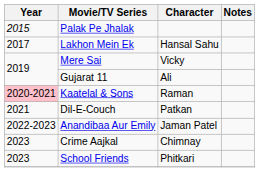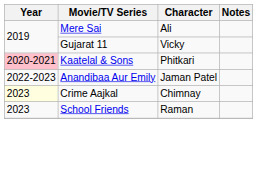- row: (97, 28)
- row: (97, 45)
(172, 61) Vicky -> (166, 28) Ali
(166, 77) Ali -> (172, 45) Vicky
(177, 93) Raman -> (177, 61) Phitkari
- row: (88, 110)
(18, 142) no background -> (18, 93) lightyellow background
(177, 158) Phitkari -> (177, 110) Raman
